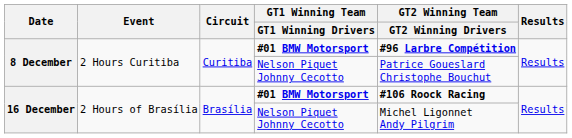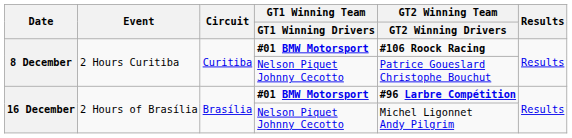(448, 47) #96 Larbre Compétition -> (432, 47) #106 Roock Racing
(432, 94) #106 Roock Racing -> (448, 94) #96 Larbre Compétition
